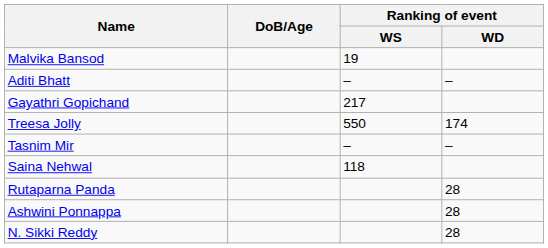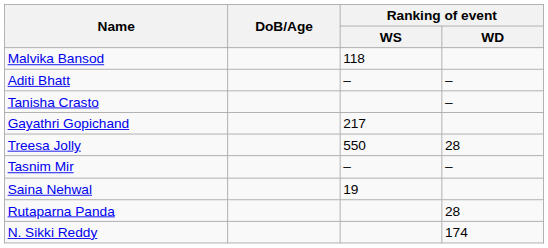(351, 59) 19 -> (354, 59) 118
+ row: (53, 102)
(456, 124) 174 -> (453, 145) 28
(354, 167) 118 -> (351, 189) 19
- row: (64, 210)
(453, 232) 28 -> (456, 232) 174
